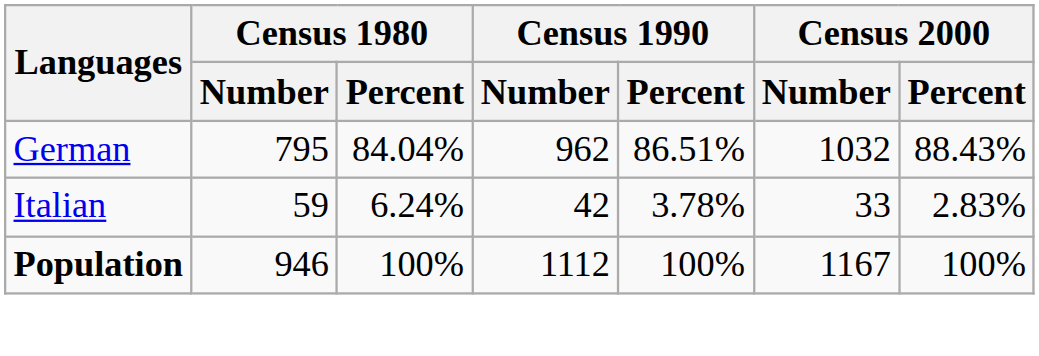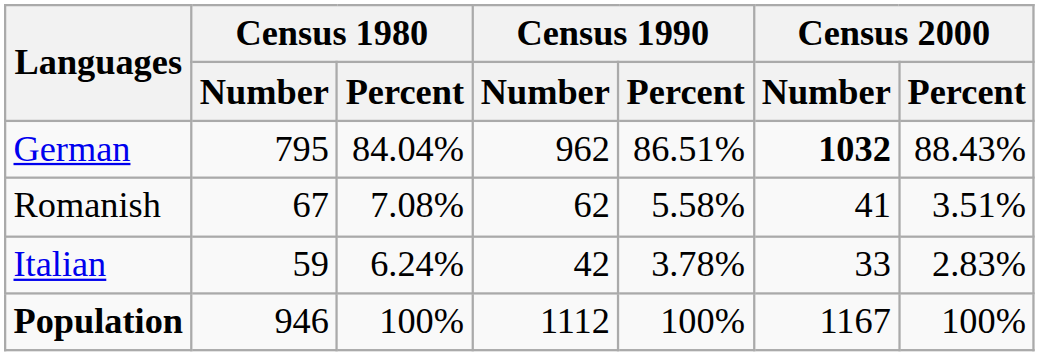(855, 148) normal -> (855, 148) bold
+ row: (87, 206)
